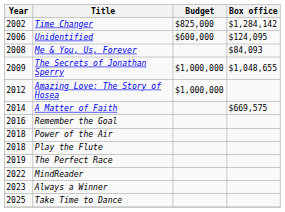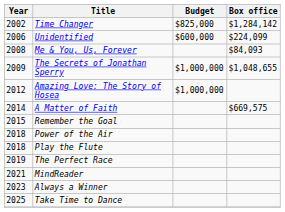(248, 37) $124,095 -> (248, 37) $224,099
(16, 121) 2016 -> (16, 121) 2015
(16, 174) 2022 -> (16, 174) 2021
